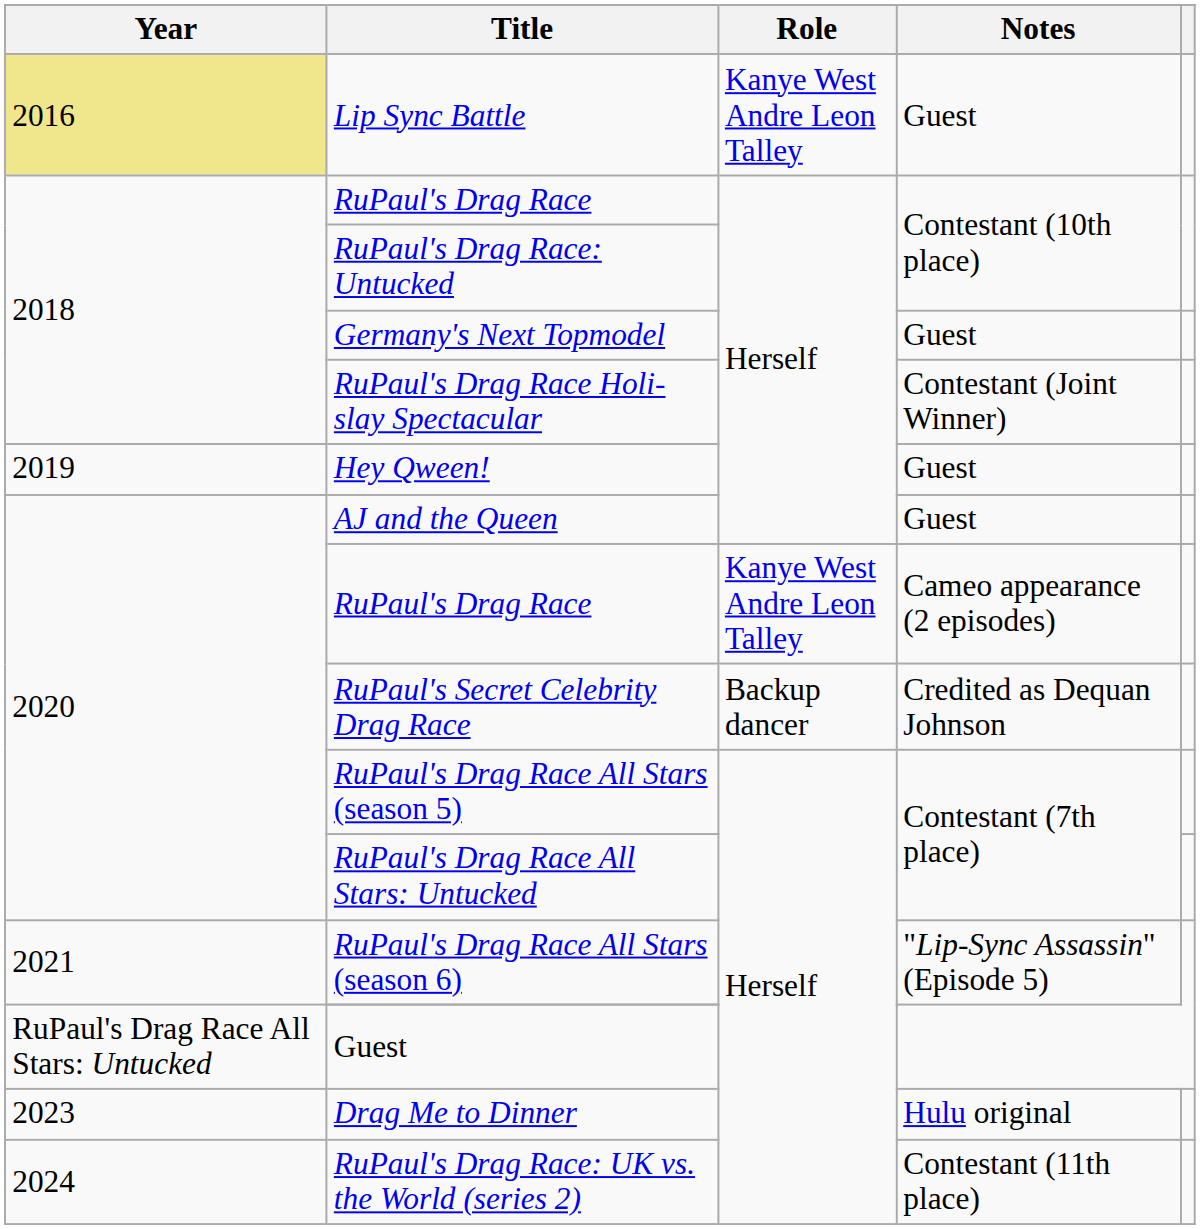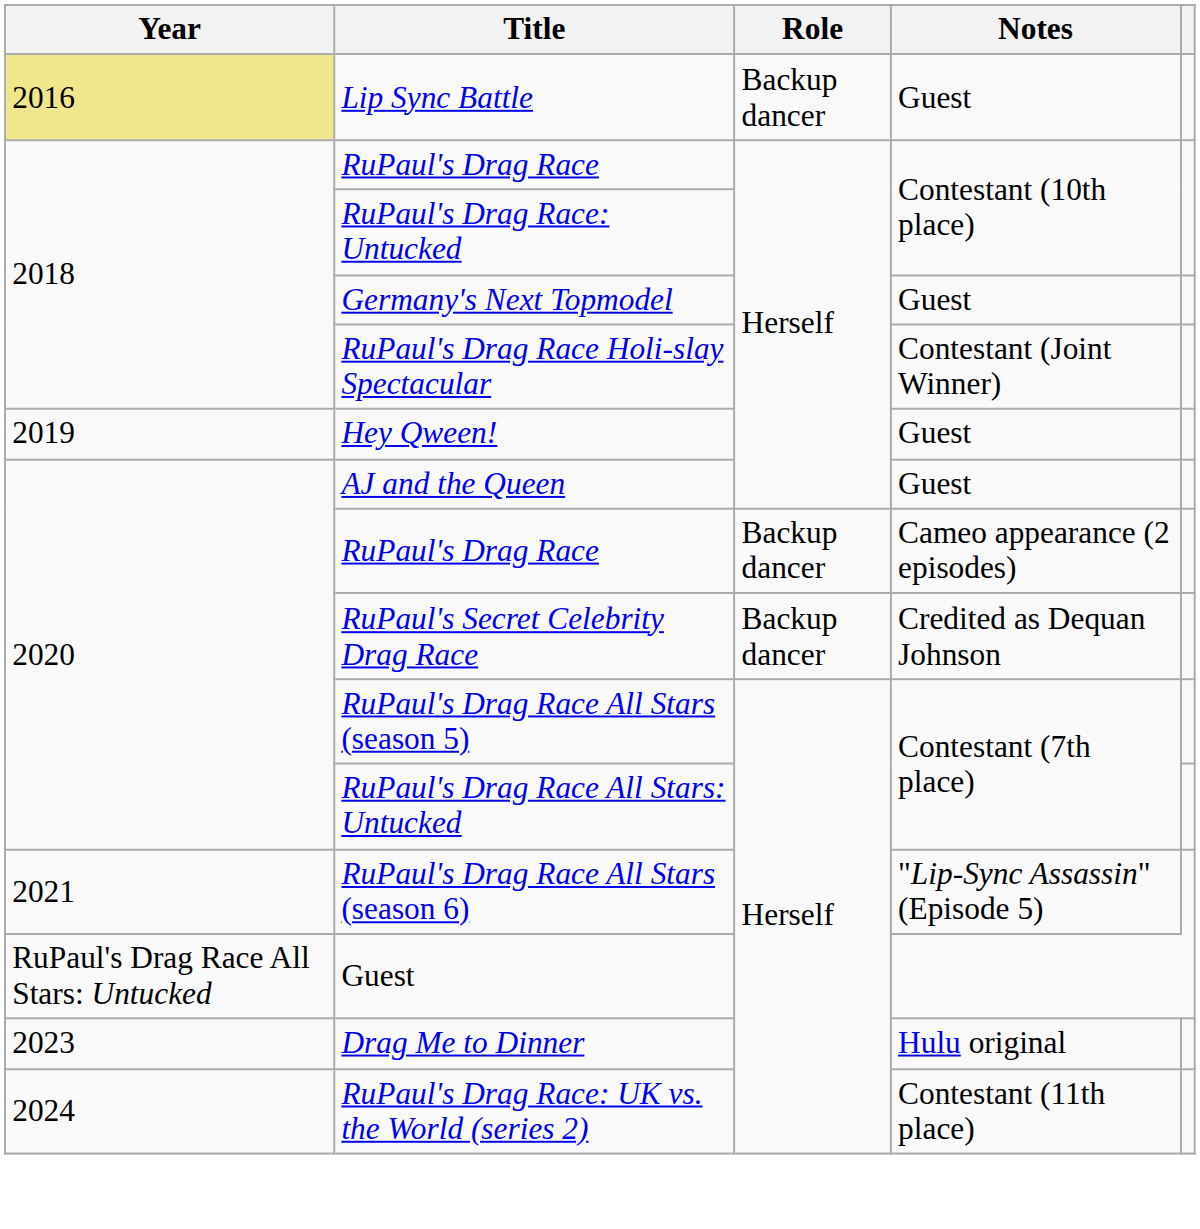(800, 114) Kanye West Andre Leon Talley -> (789, 96) Backup dancer
(800, 603) Kanye West Andre Leon Talley -> (789, 550) Backup dancer
